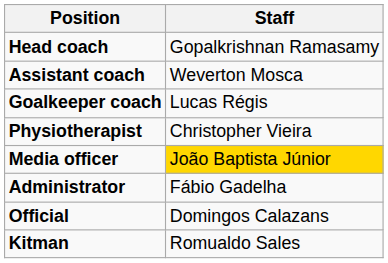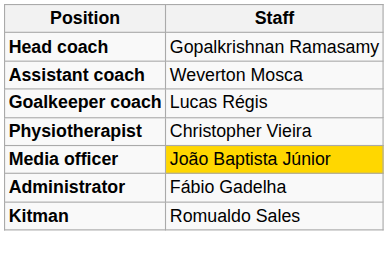- row: (39, 215)
